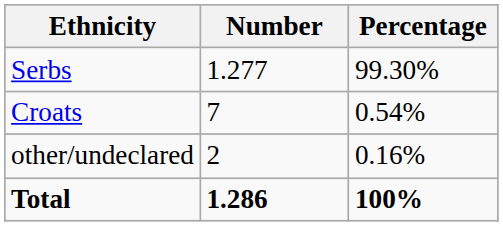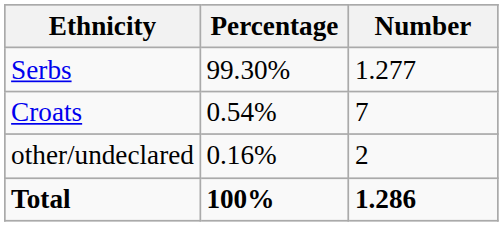columns swapped: (274, 26) <-> (423, 26)
